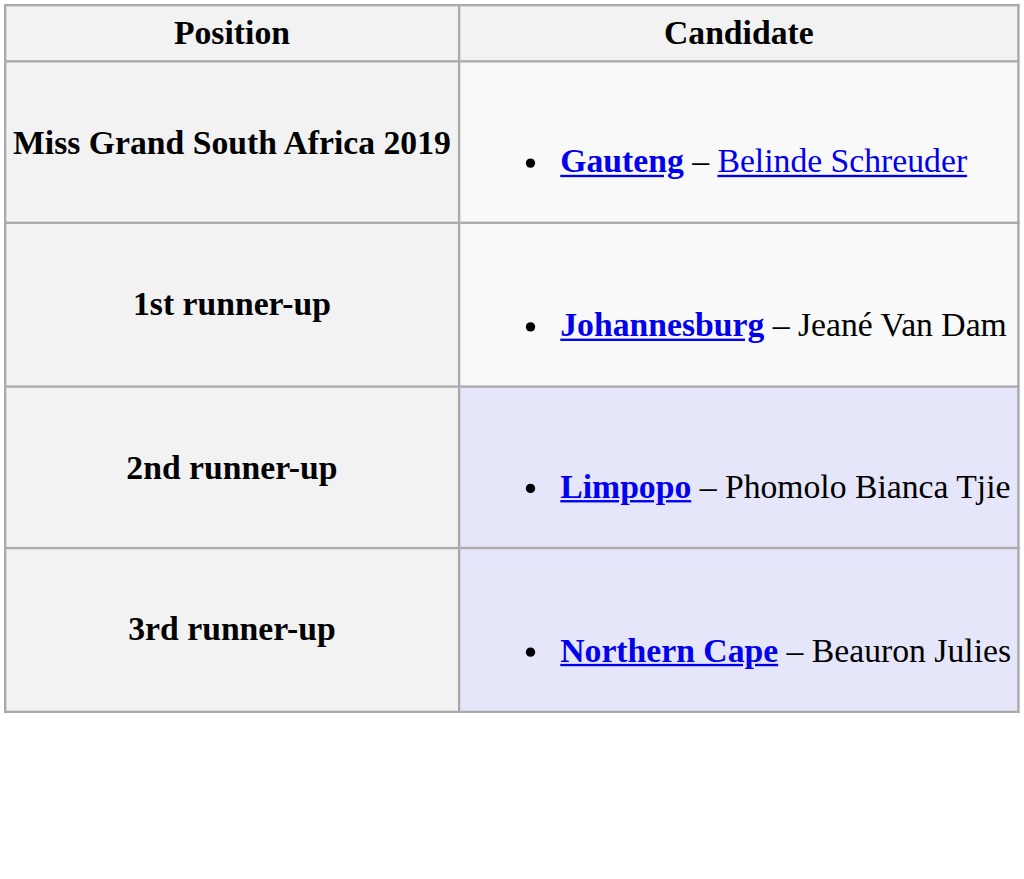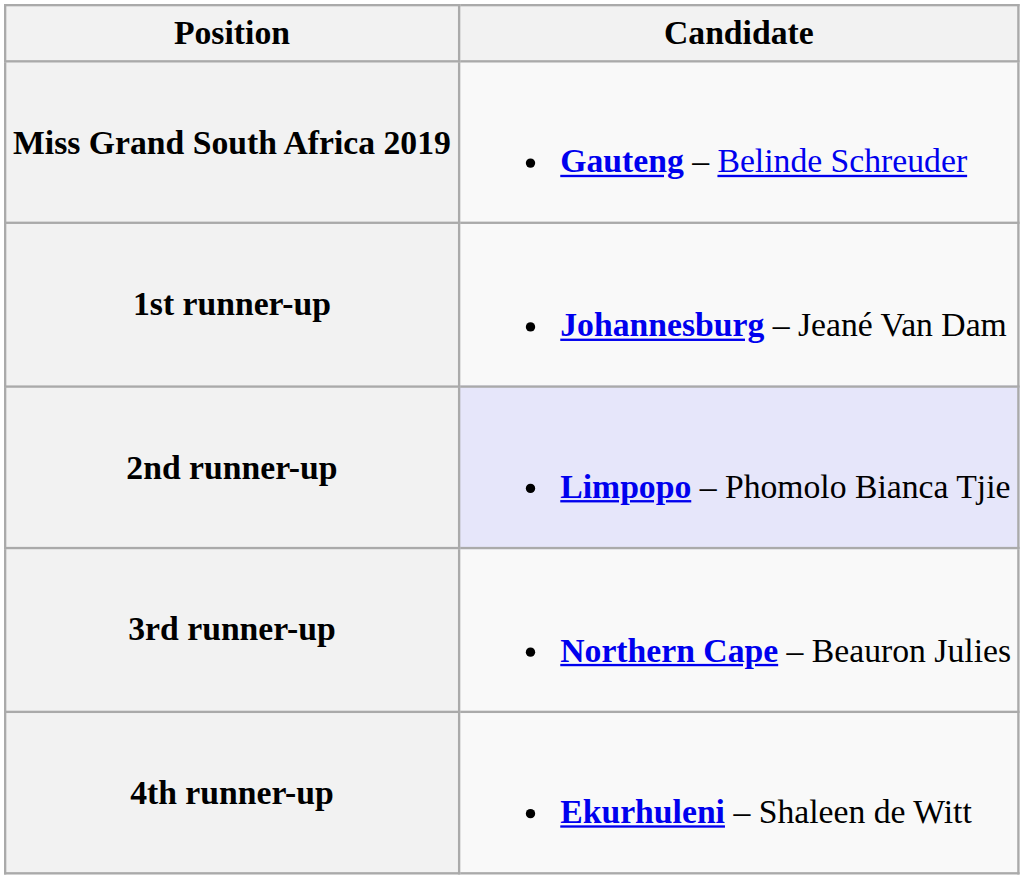(739, 650) lavender background -> (739, 650) no background
+ row: (232, 792)
